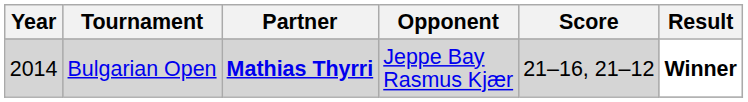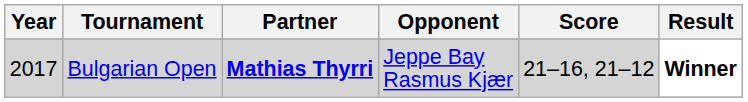(34, 68) 2014 -> (34, 68) 2017
